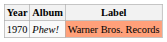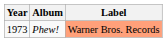(17, 29) 1970 -> (17, 29) 1973
